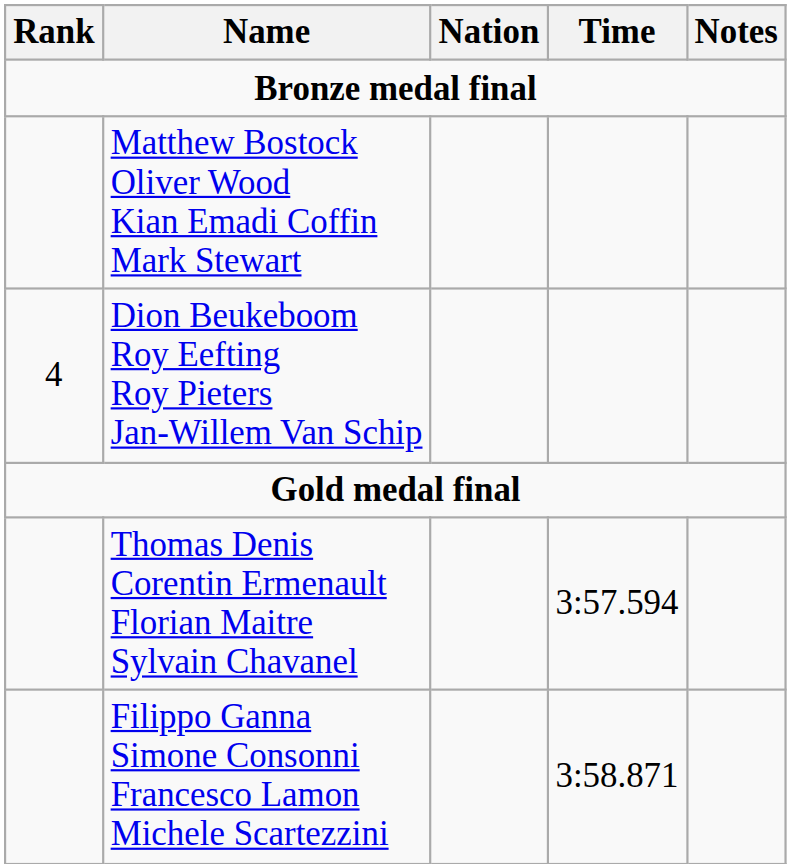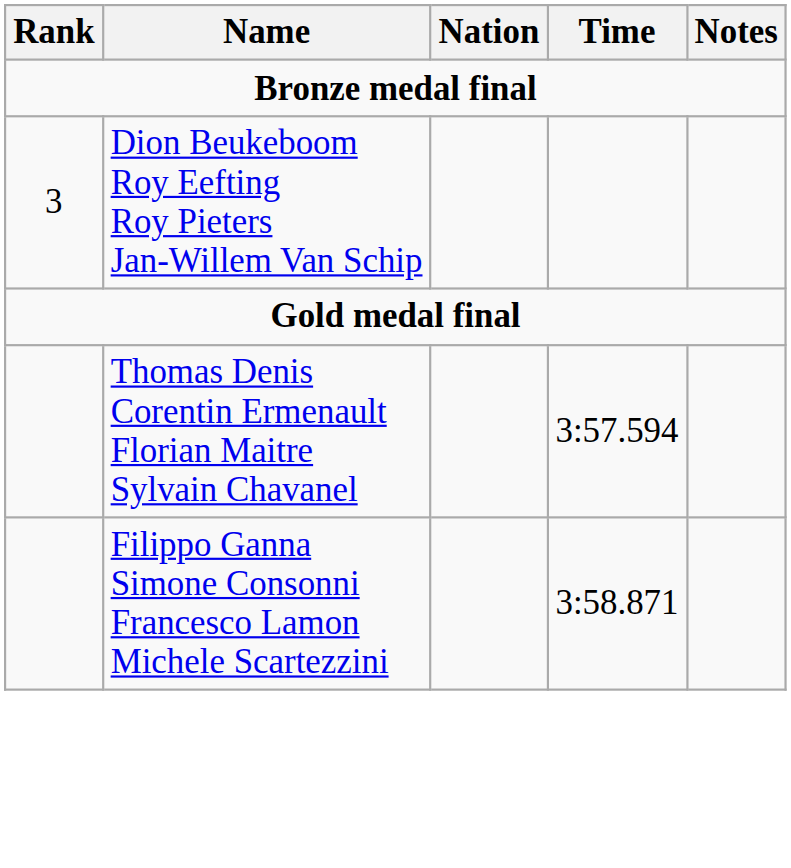- row: (244, 201)
(54, 374) 4 -> (54, 201) 3
